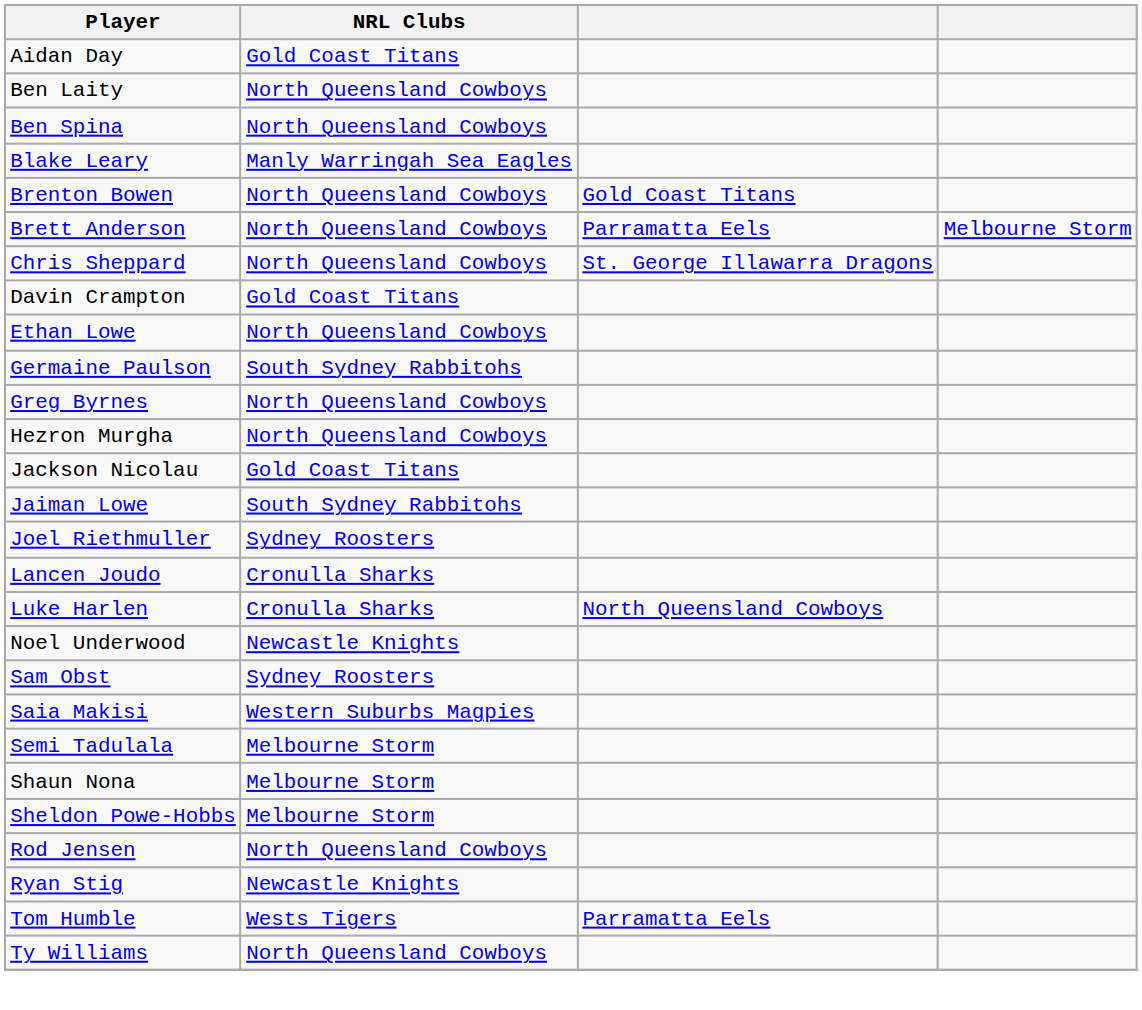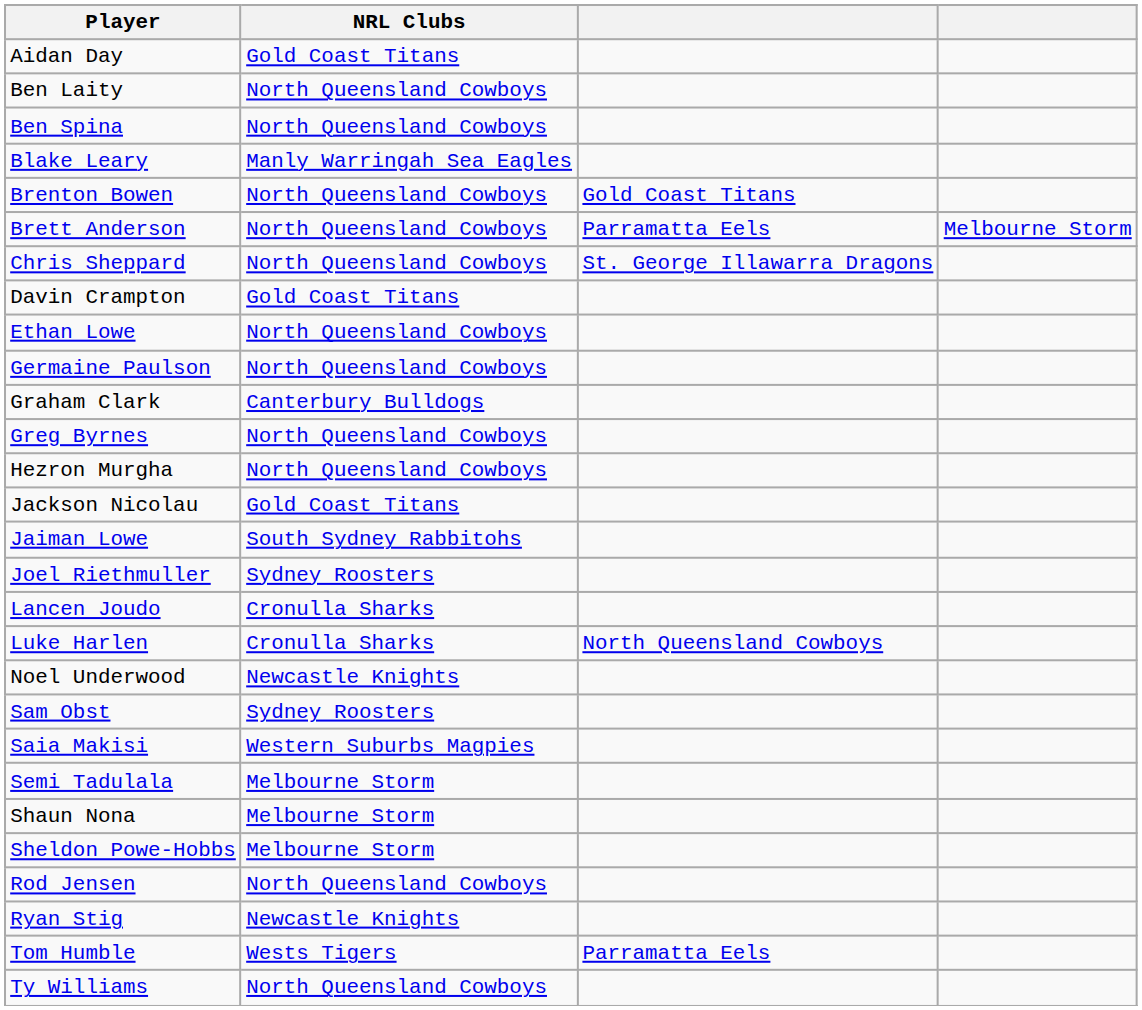(384, 367) South Sydney Rabbitohs -> (397, 367) North Queensland Cowboys
+ row: (85, 402)
